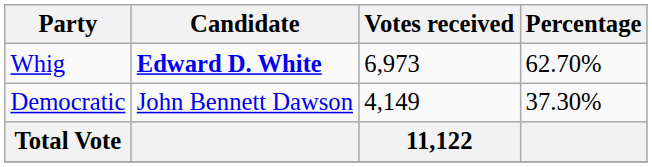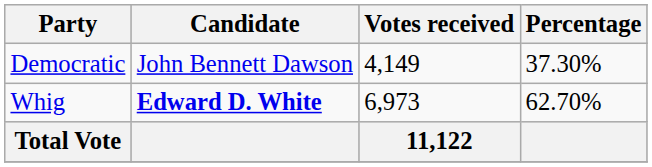rows swapped: (38, 63) <-> (68, 102)
